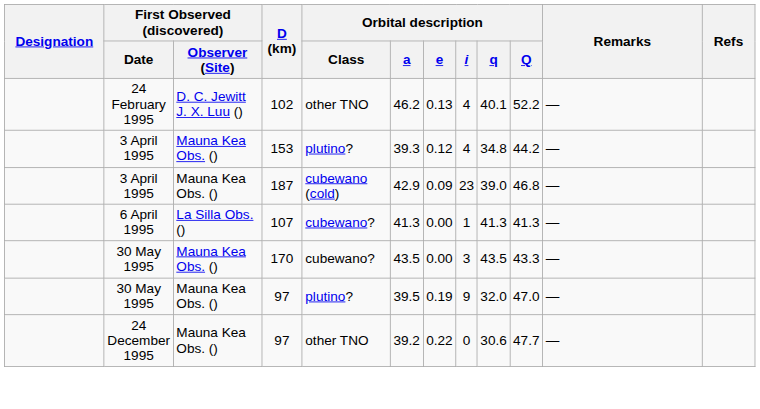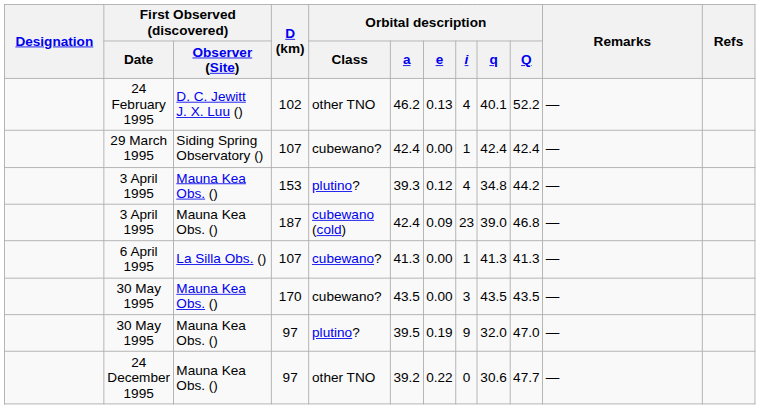+ row: (139, 148)
(407, 185) 42.9 -> (407, 222) 42.4
(526, 259) 43.3 -> (526, 296) 43.5
